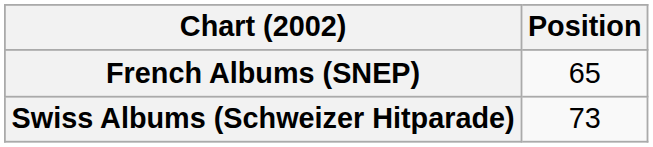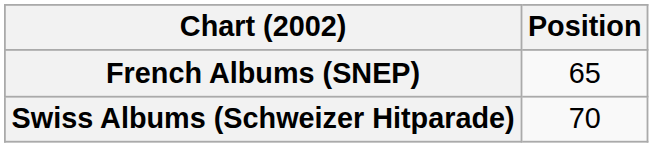(585, 118) 73 -> (585, 118) 70
